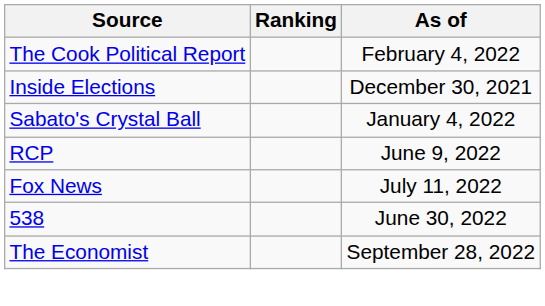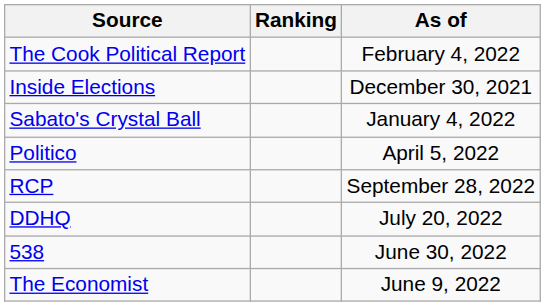+ row: (43, 152)
(441, 152) June 9, 2022 -> (441, 185) September 28, 2022
- row: (56, 185)
+ row: (40, 218)
(441, 251) September 28, 2022 -> (441, 284) June 9, 2022
